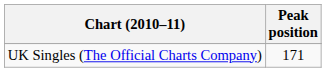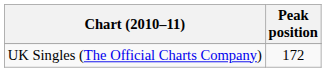(293, 55) 171 -> (293, 55) 172
